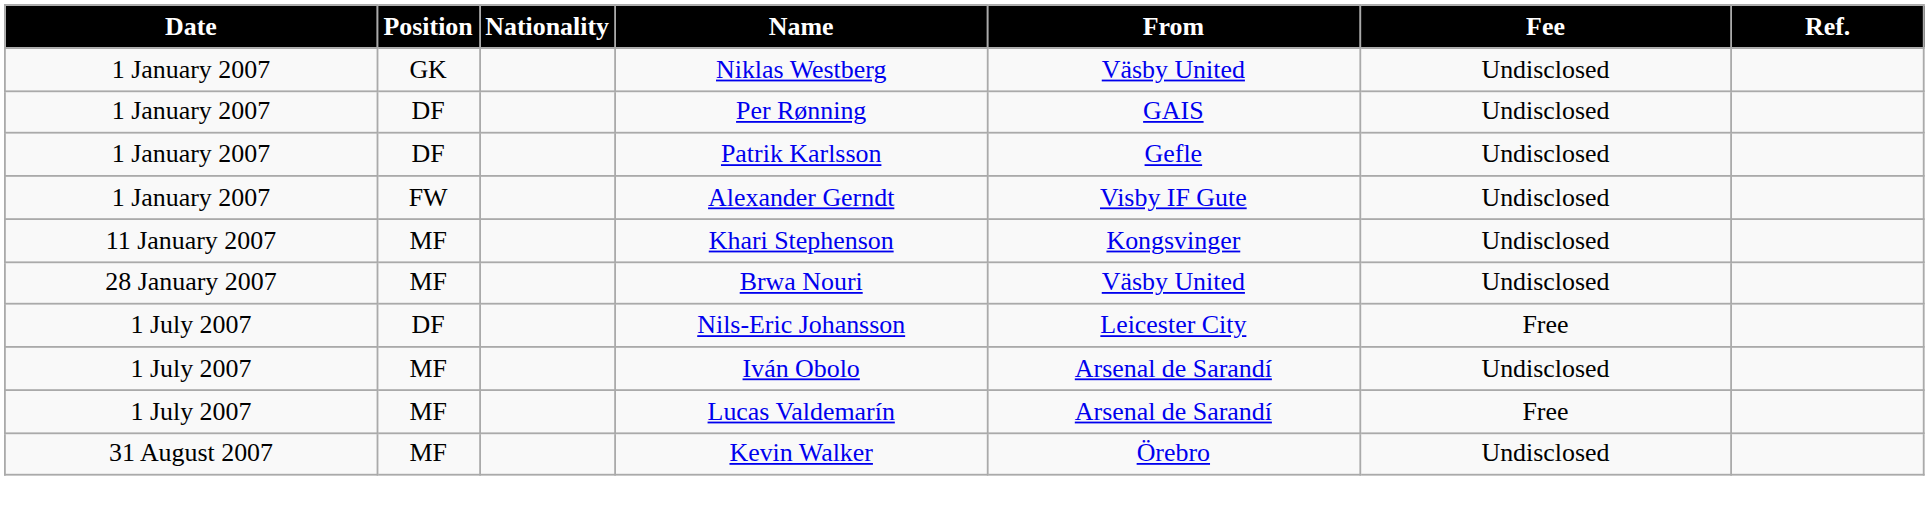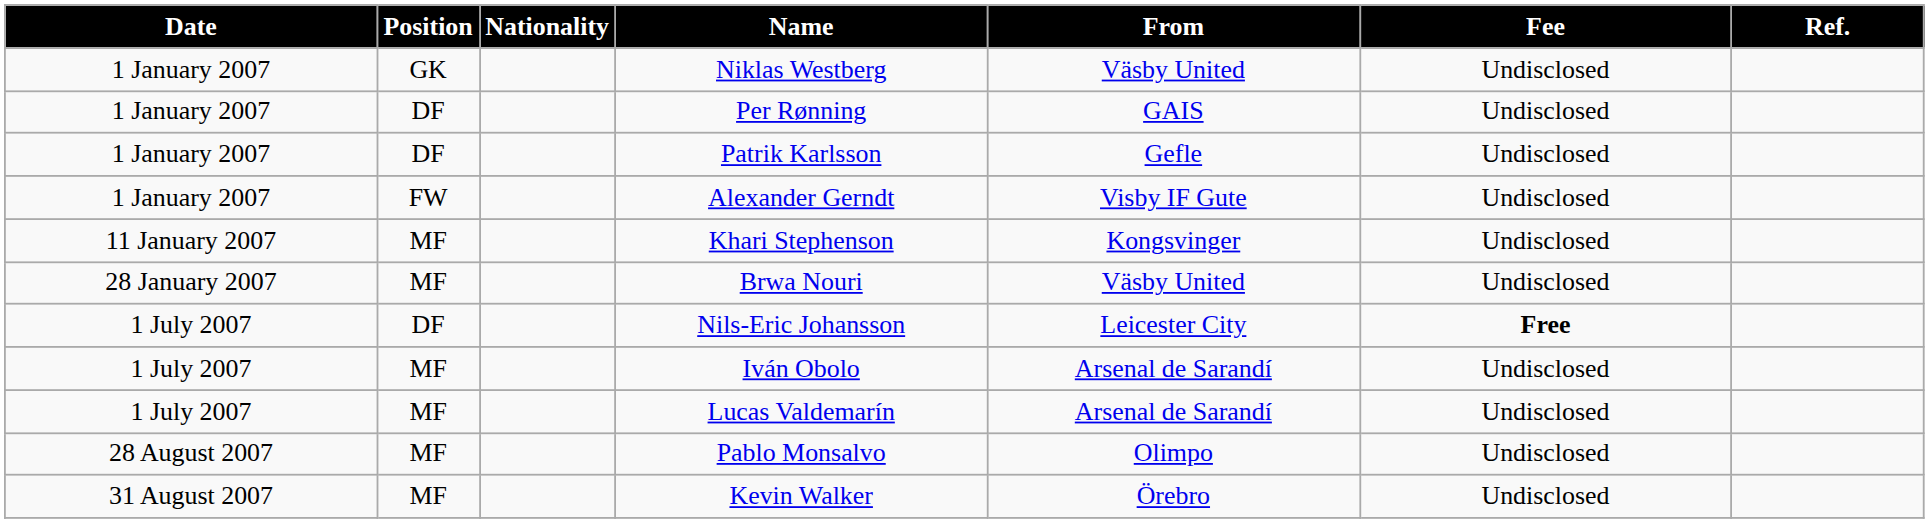(1545, 325) normal -> (1545, 325) bold
(1545, 411) Free -> (1546, 411) Undisclosed
+ row: (801, 453)
